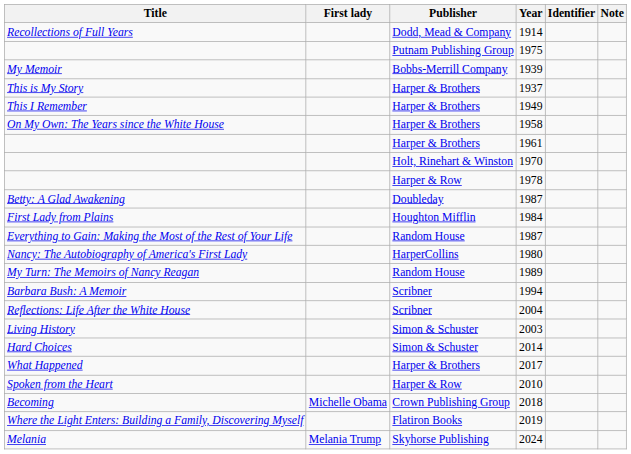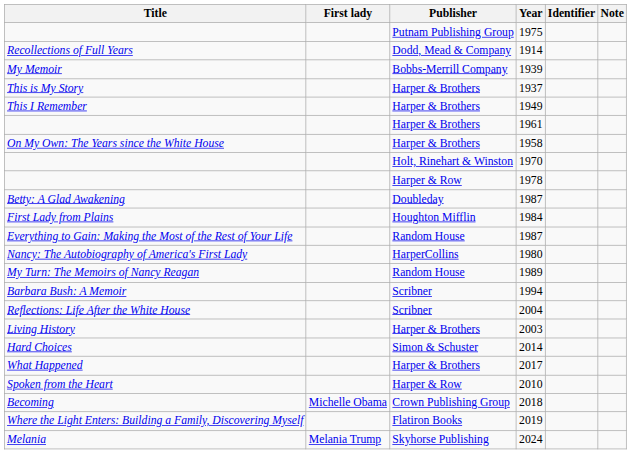rows swapped: (155, 51) <-> (70, 32)
rows swapped: (116, 124) <-> (155, 143)
(435, 328) Simon & Schuster -> (436, 328) Harper & Brothers
